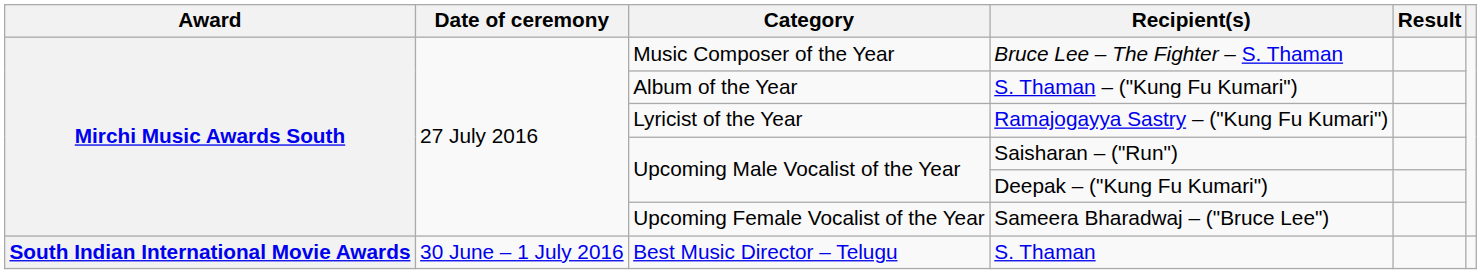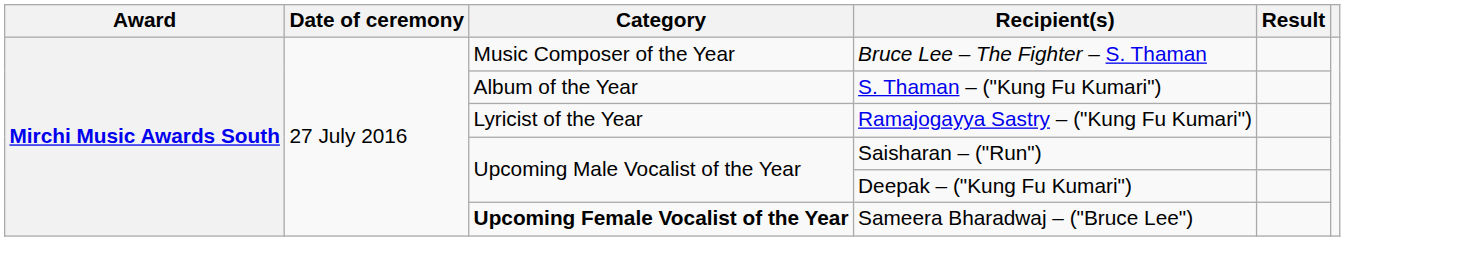(809, 218) normal -> (661, 218) bold
- row: (1045, 251)
